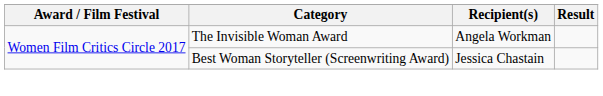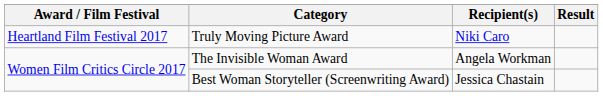+ row: (270, 36)
